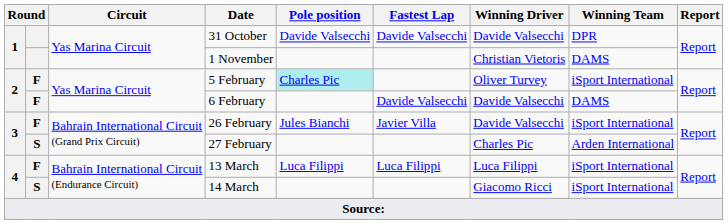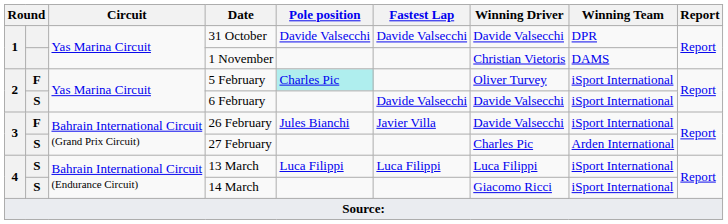(37, 101) F -> (37, 101) S
(590, 101) DAMS -> (623, 101) iSport International
(37, 165) F -> (37, 165) S
